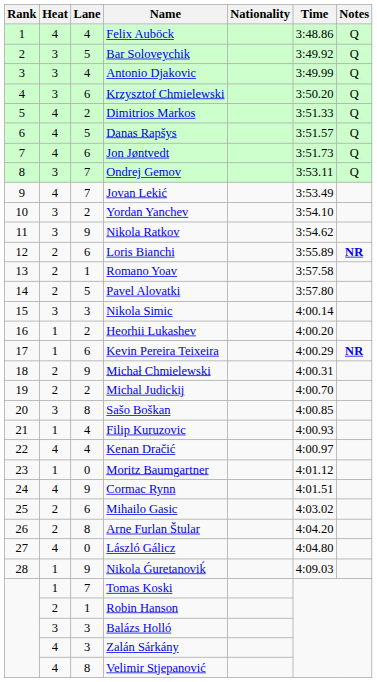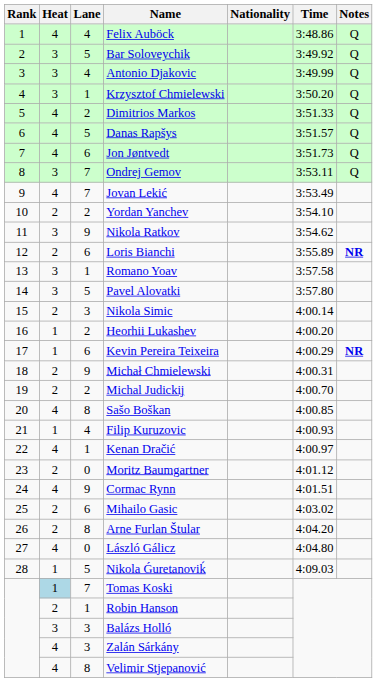(87, 93) 6 -> (87, 93) 1
(55, 212) 3 -> (55, 212) 2
(55, 271) 2 -> (55, 271) 3
(55, 291) 2 -> (55, 291) 3
(55, 311) 3 -> (55, 311) 2
(55, 410) 3 -> (55, 410) 4
(87, 449) 4 -> (87, 449) 1
(55, 469) 1 -> (55, 469) 2
(87, 568) 9 -> (87, 568) 5
(55, 588) no background -> (55, 588) lightblue background
